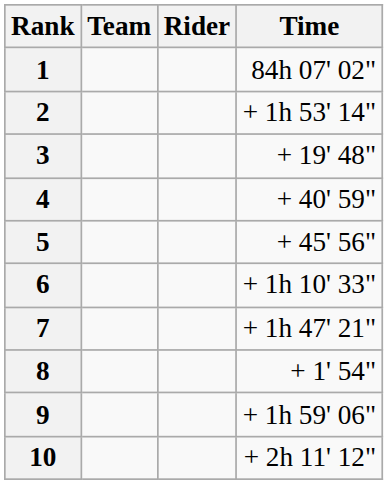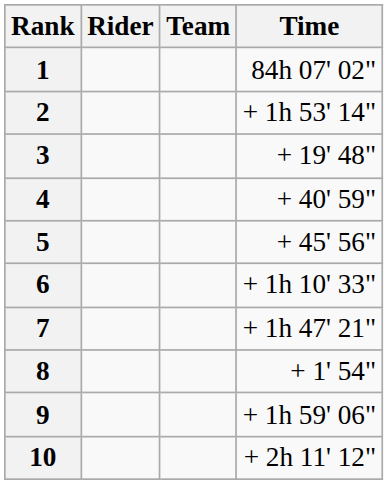columns swapped: (197, 26) <-> (119, 26)
